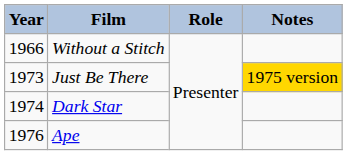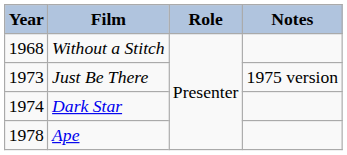(26, 48) 1966 -> (26, 48) 1968
(292, 77) gold background -> (292, 77) no background
(26, 135) 1976 -> (26, 135) 1978
